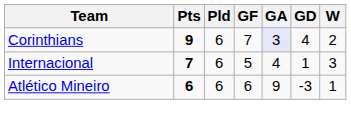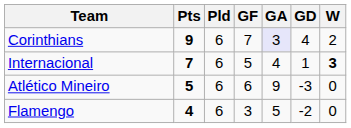(333, 63) normal -> (333, 63) bold
(189, 87) 6 -> (189, 87) 5
(333, 87) 1 -> (333, 87) 0
+ row: (41, 110)
